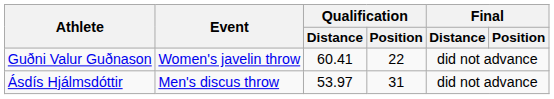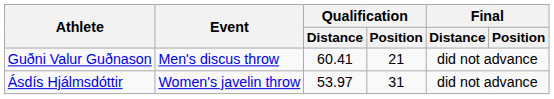(229, 60) Women's javelin throw -> (219, 60) Men's discus throw
(396, 60) 22 -> (396, 60) 21
(219, 82) Men's discus throw -> (229, 82) Women's javelin throw
